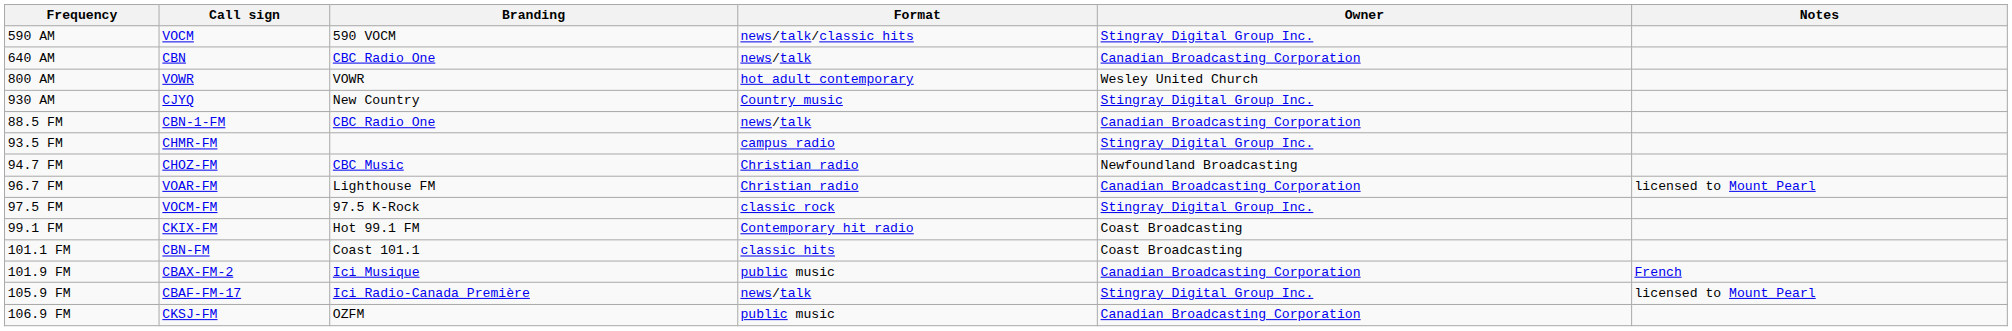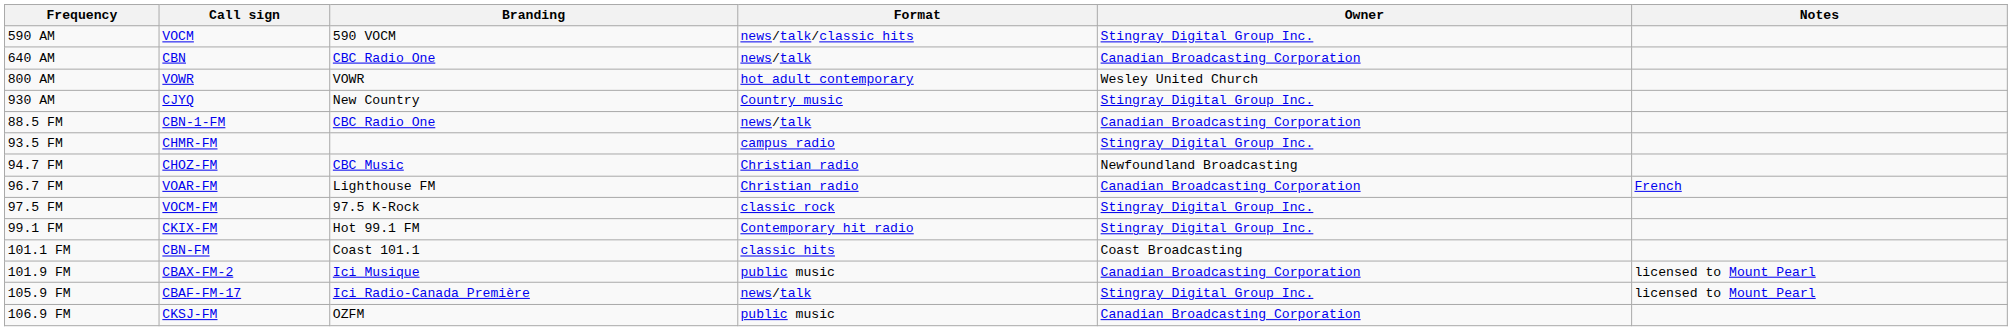(1725, 186) licensed to Mount Pearl -> (1658, 186) French
(1172, 229) Coast Broadcasting -> (1207, 229) Stingray Digital Group Inc.
(1658, 272) French -> (1725, 272) licensed to Mount Pearl
